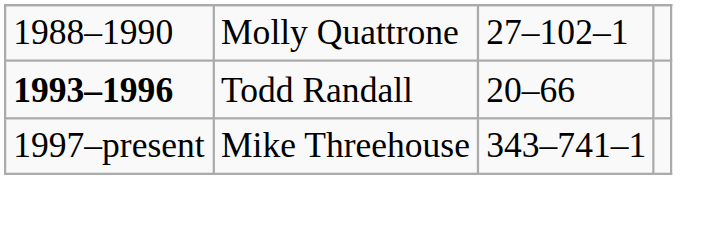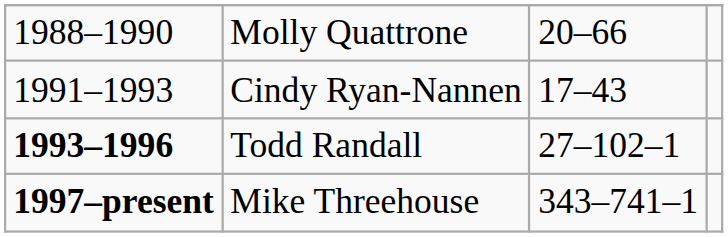(557, 32) 27–102–1 -> (583, 32) 20–66
+ row: (376, 88)
(531, 88) 20–66 -> (609, 145) 27–102–1
(109, 145) normal -> (114, 201) bold
